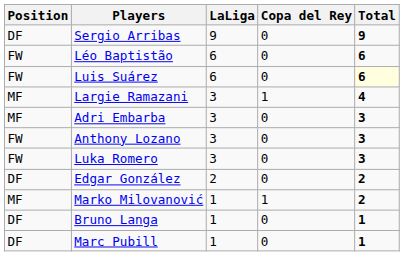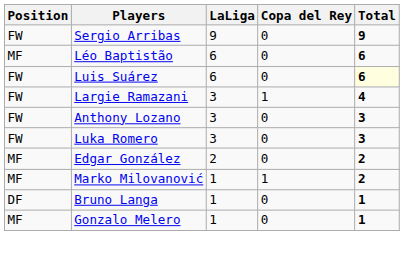(15, 35) DF -> (15, 35) FW
(15, 56) FW -> (15, 56) MF
(15, 97) MF -> (15, 97) FW
- row: (120, 118)
(15, 179) DF -> (15, 159) MF
+ row: (127, 220)
- row: (116, 241)
